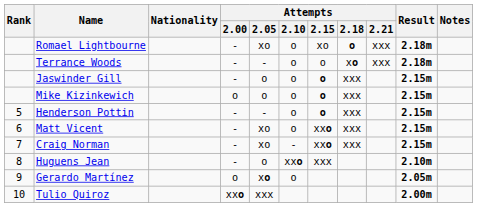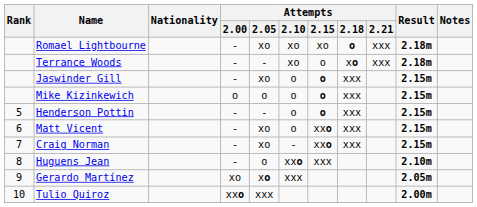(293, 46) o -> (293, 46) xo
(293, 62) o -> (293, 62) xo
(264, 79) o -> (264, 79) xo
(235, 178) o -> (235, 178) xo
(293, 178) o -> (293, 178) xxx
